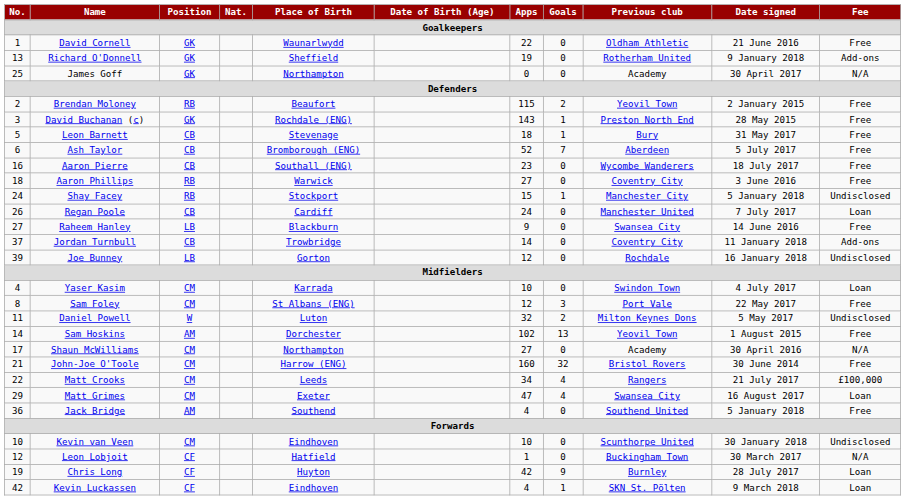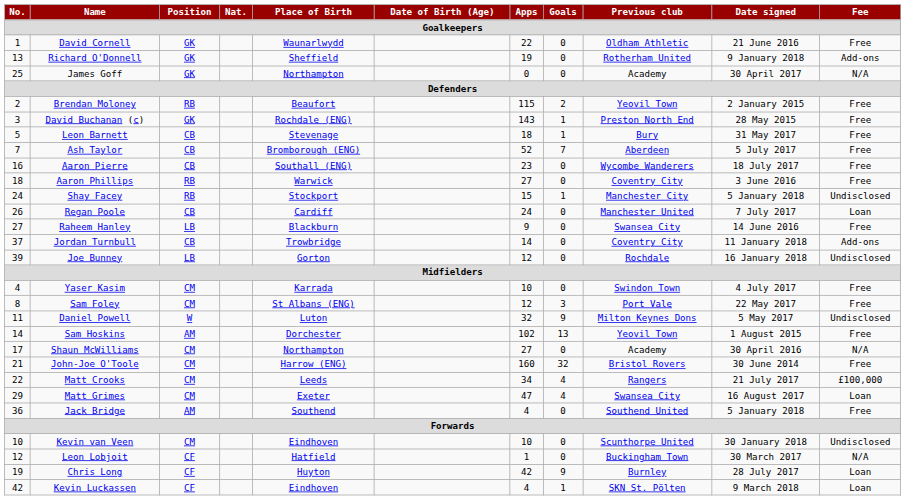(17, 150) 6 -> (17, 150) 7
(860, 288) Loan -> (860, 288) Free
(563, 318) 2 -> (563, 318) 9
